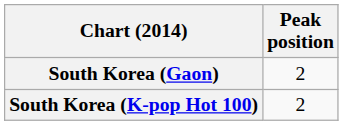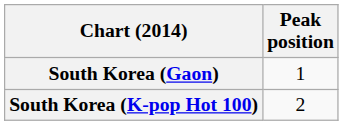(301, 73) 2 -> (301, 73) 1
